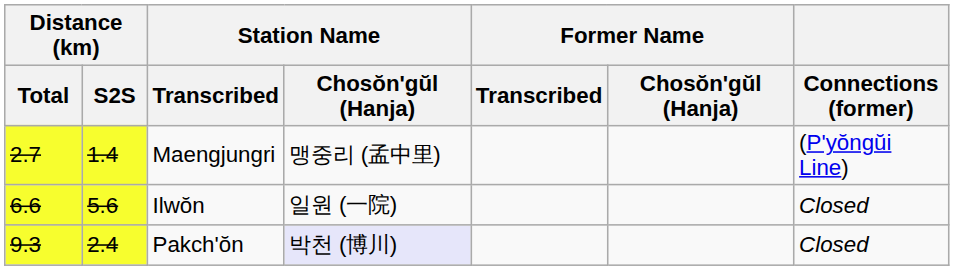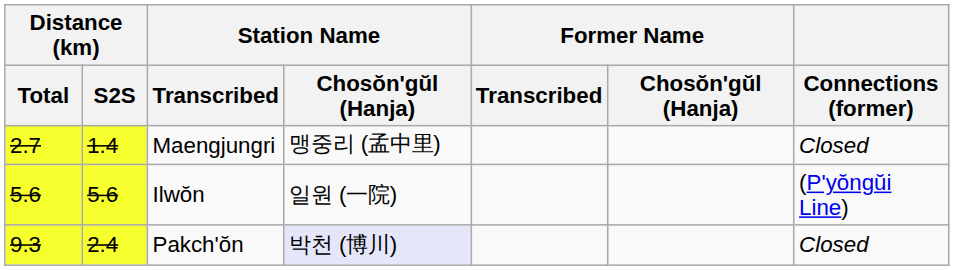(845, 155) (P'yŏngŭi Line) -> (834, 145) Closed
(26, 205) 6.6 -> (26, 195) 5.6
(834, 205) Closed -> (845, 195) (P'yŏngŭi Line)
